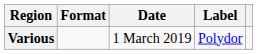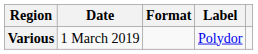columns swapped: (152, 15) <-> (83, 15)
